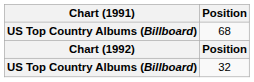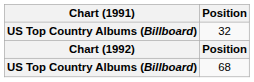rows swapped: (225, 31) <-> (225, 67)
